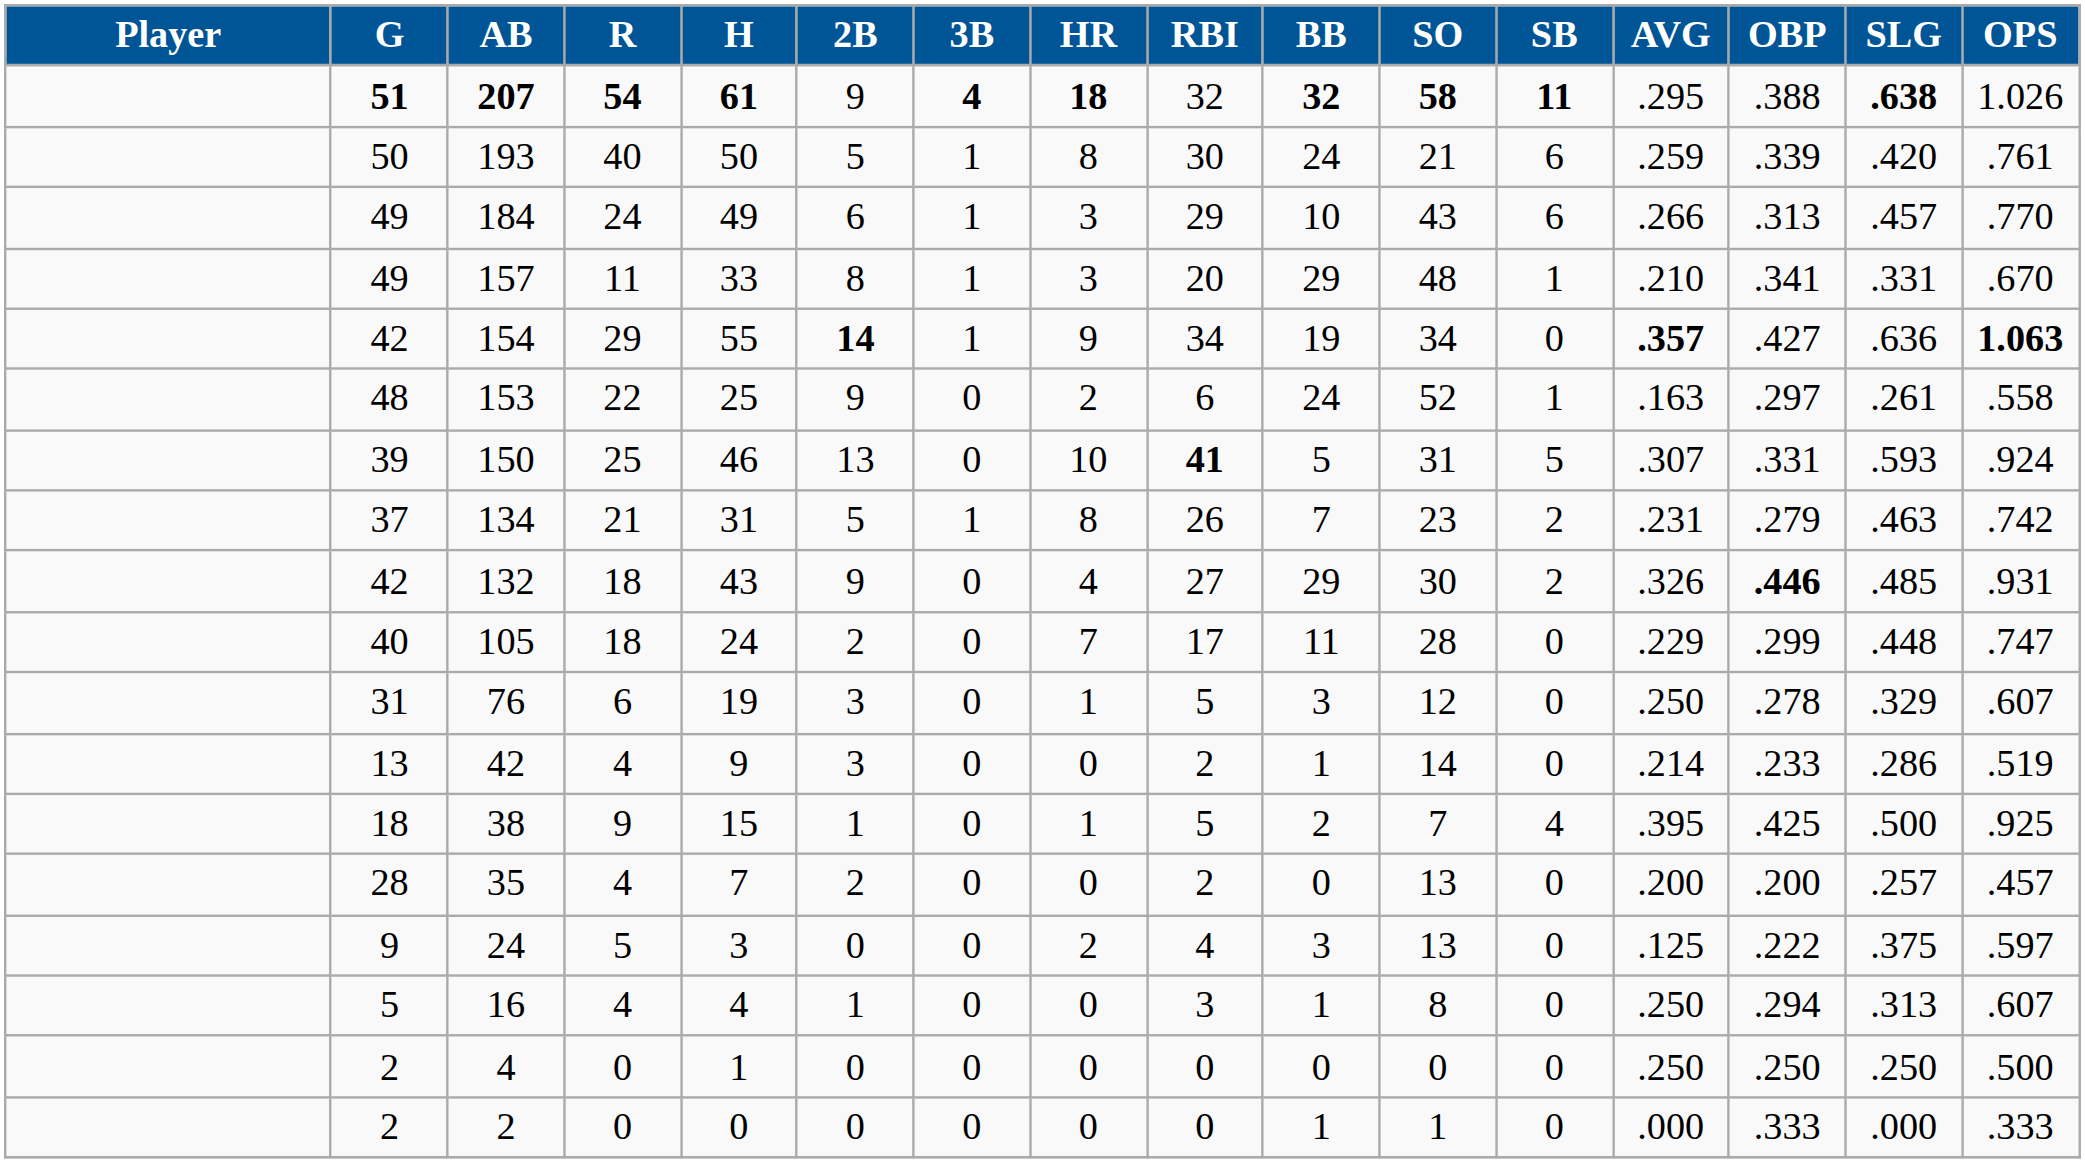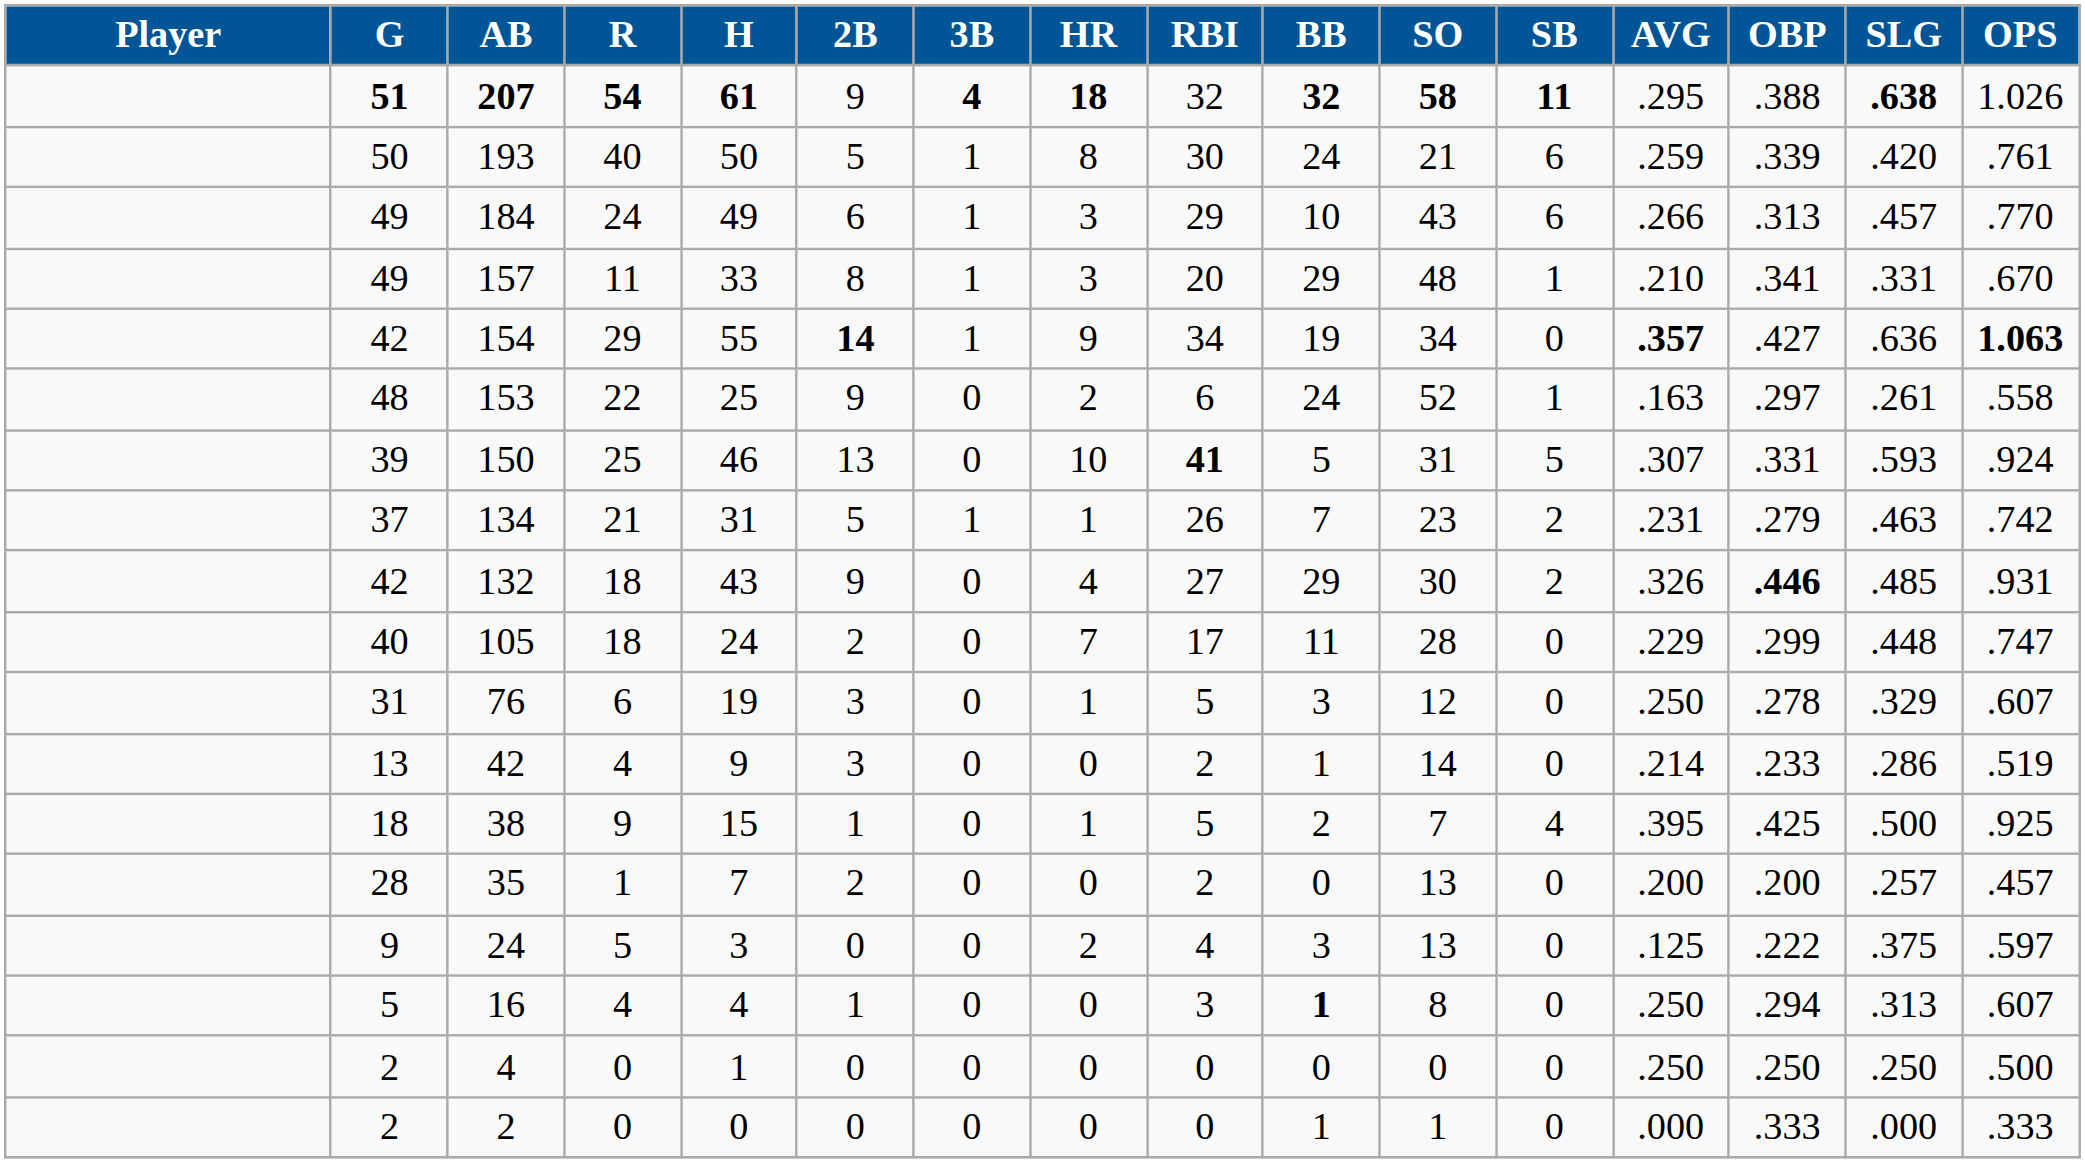(1088, 519) 8 -> (1088, 519) 1
(622, 883) 4 -> (622, 883) 1
(1321, 1005) normal -> (1321, 1005) bold
